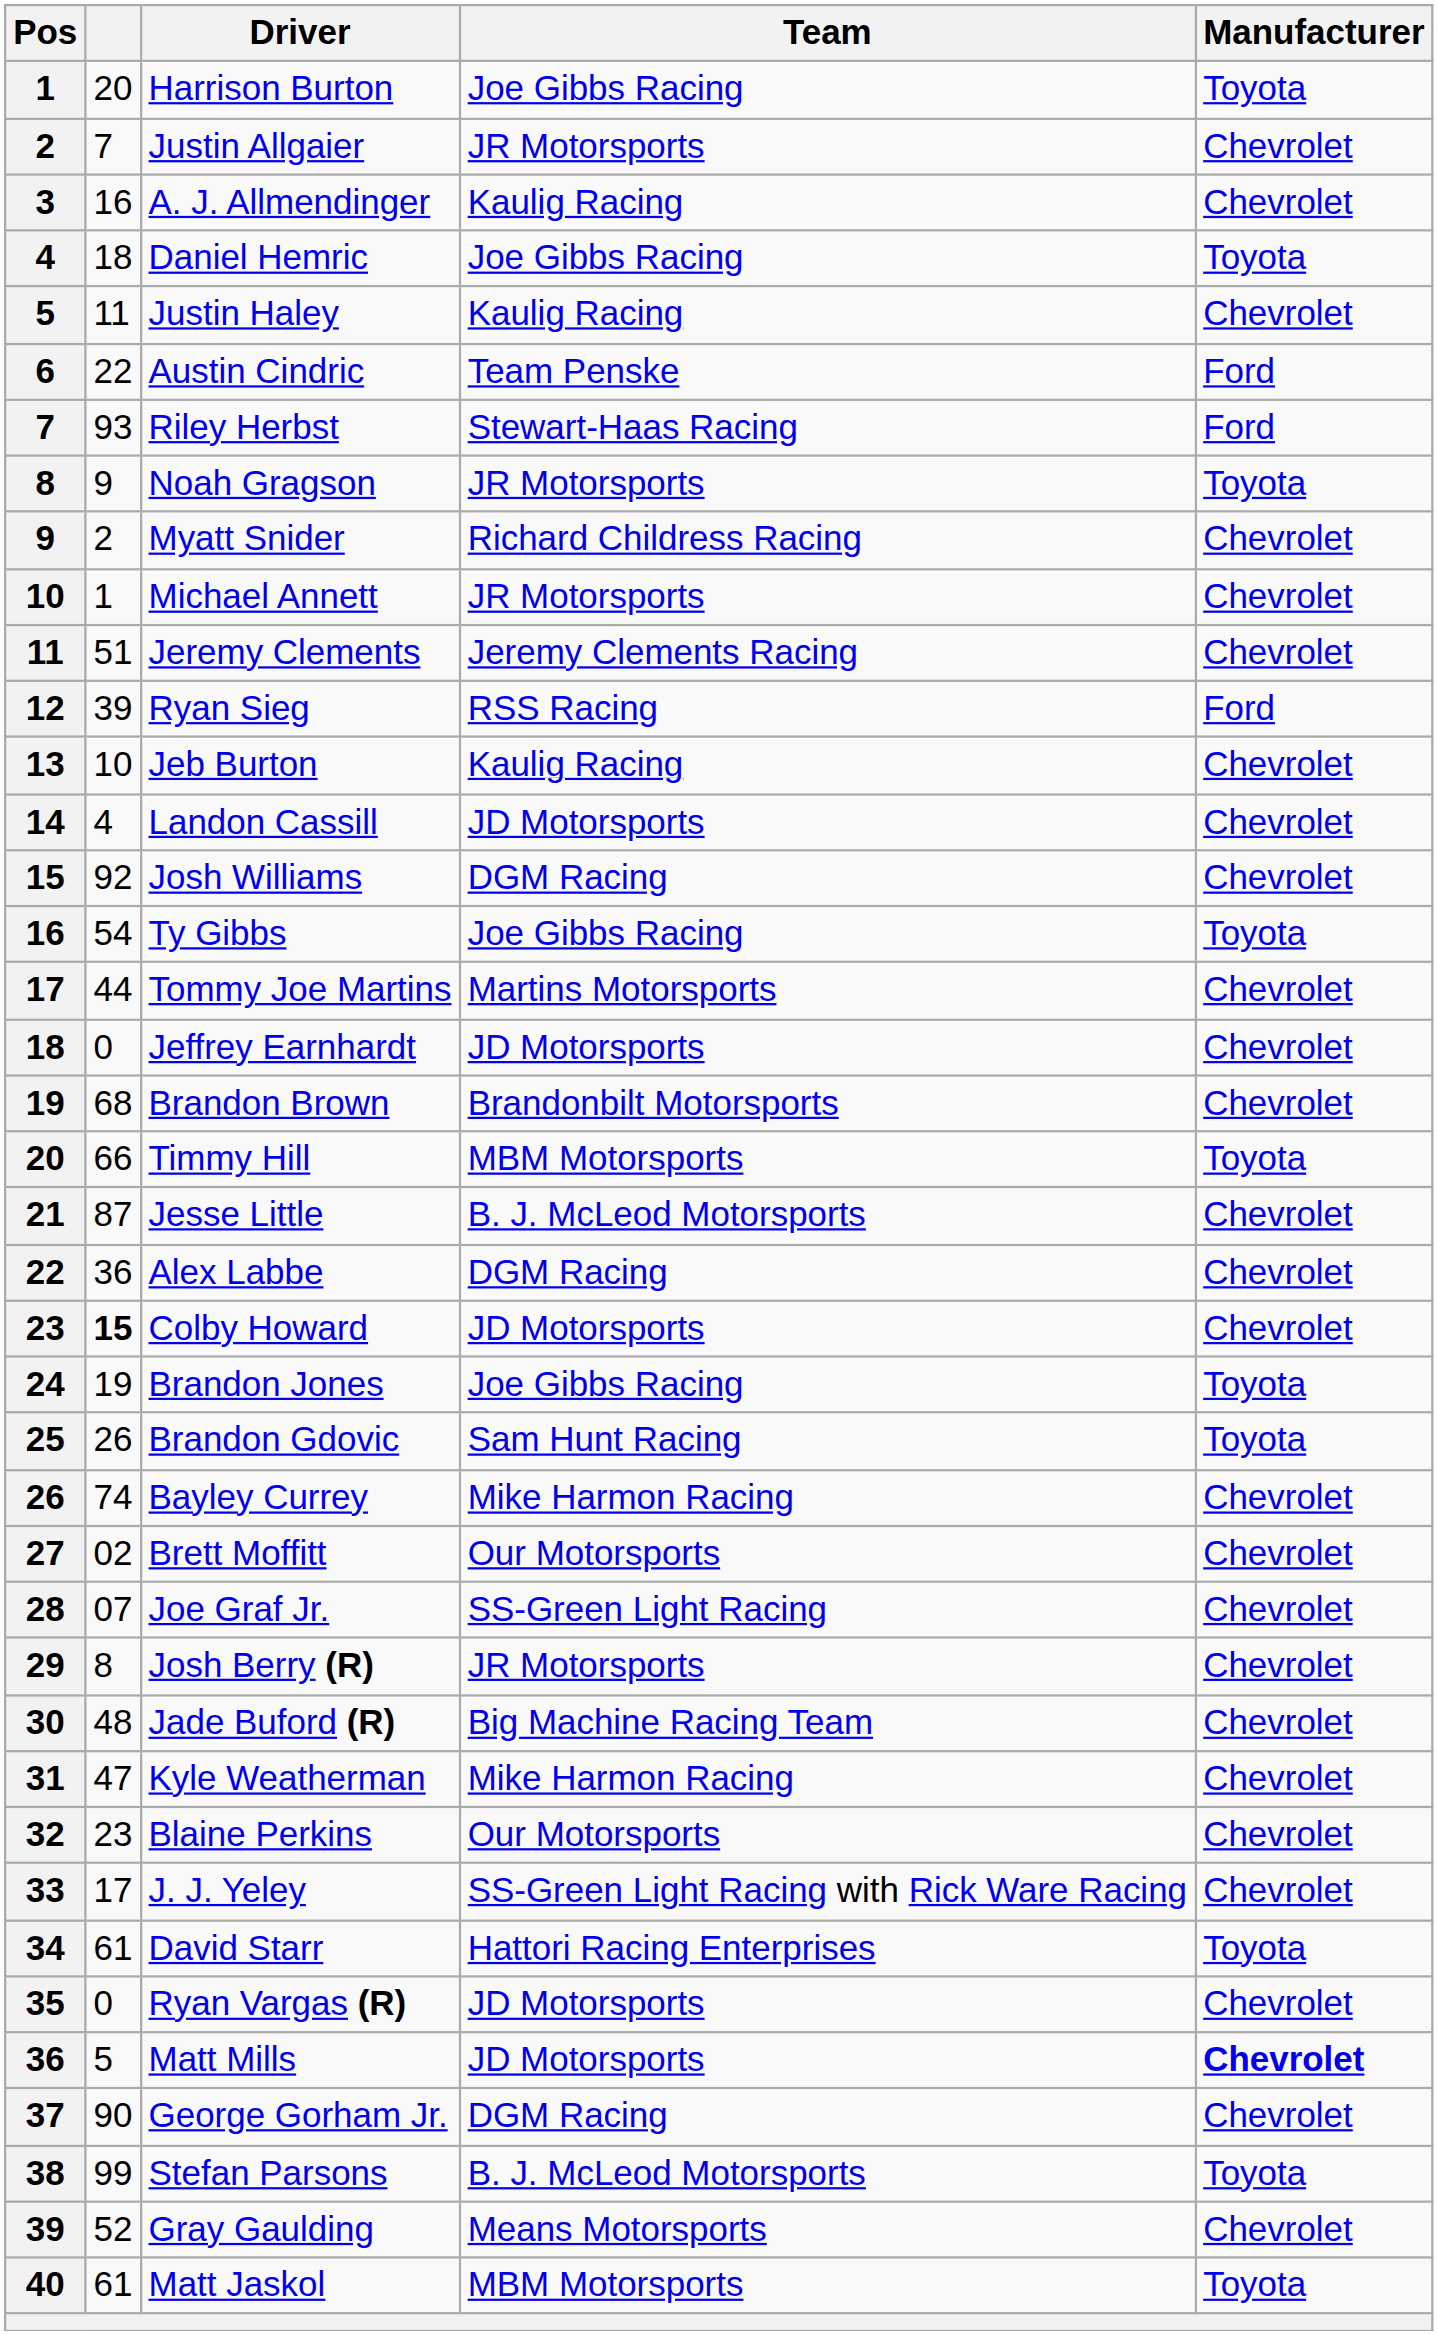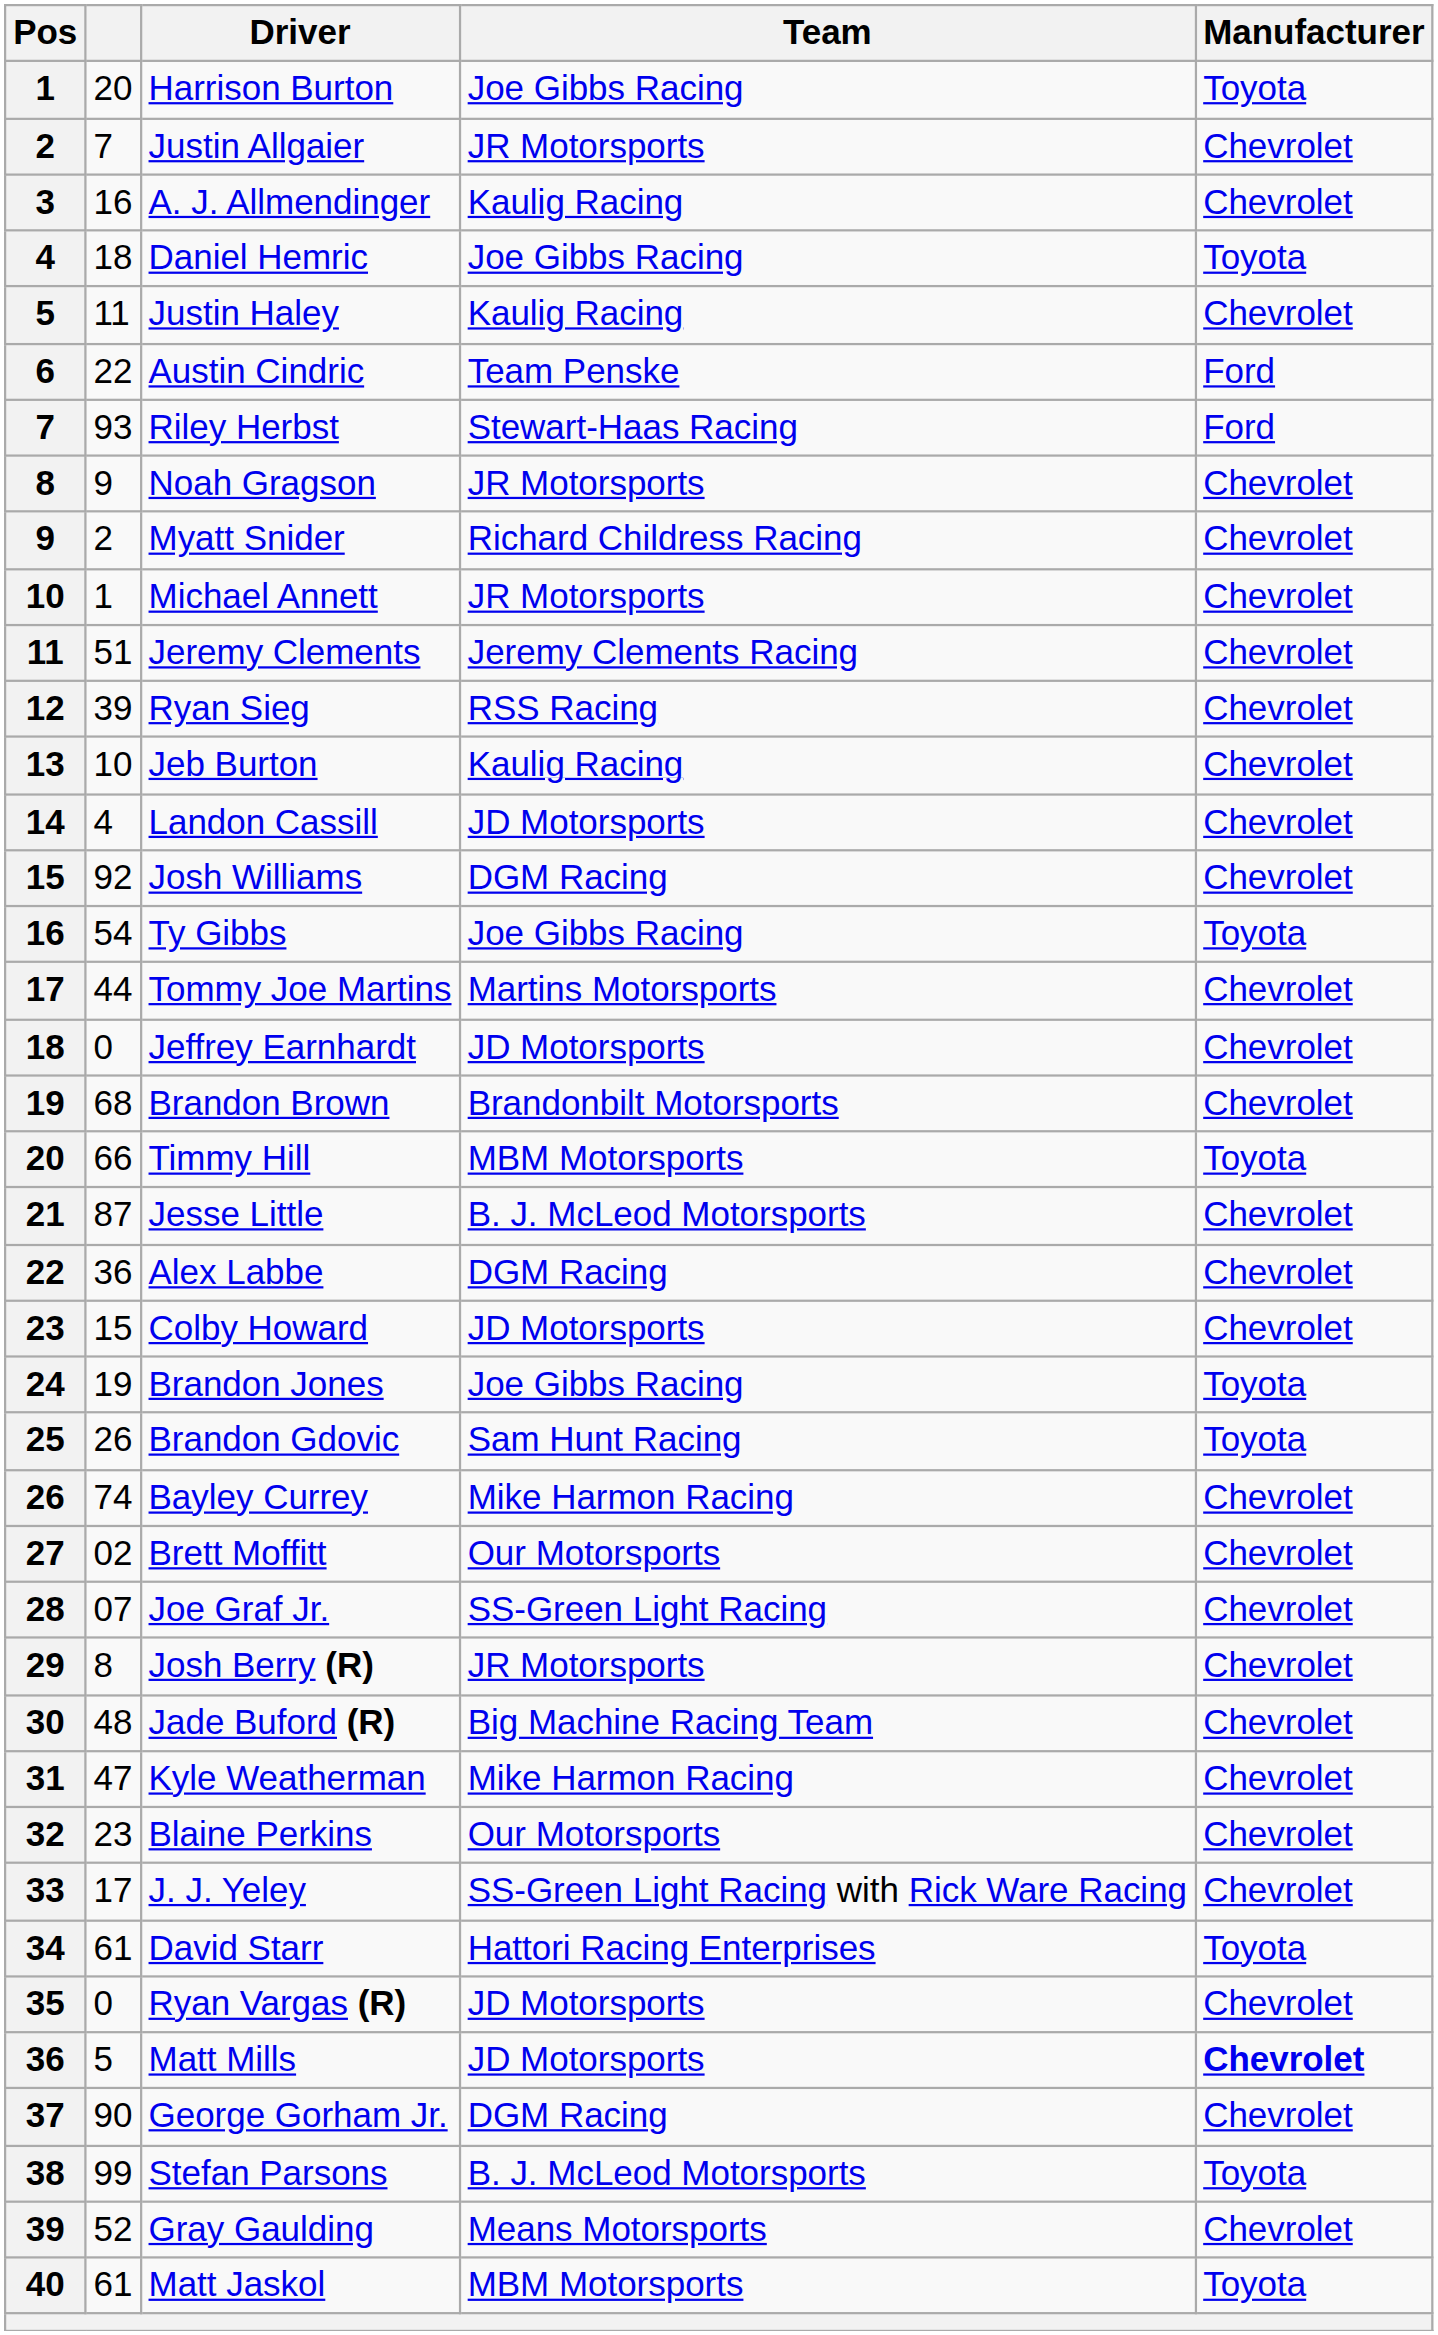(1255, 482) Toyota -> (1278, 482) Chevrolet
(1239, 708) Ford -> (1278, 708) Chevrolet
(113, 1327) bold -> (113, 1327) normal
